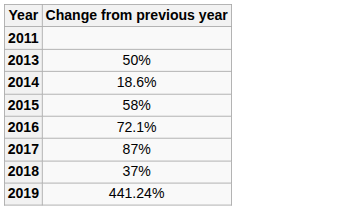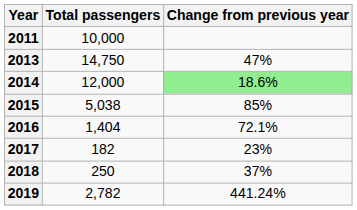+ column: (103, 15)
(137, 60) 50% -> (258, 60) 47%
(137, 82) no background -> (258, 82) lightgreen background
(137, 104) 58% -> (258, 104) 85%
(137, 149) 87% -> (258, 149) 23%
